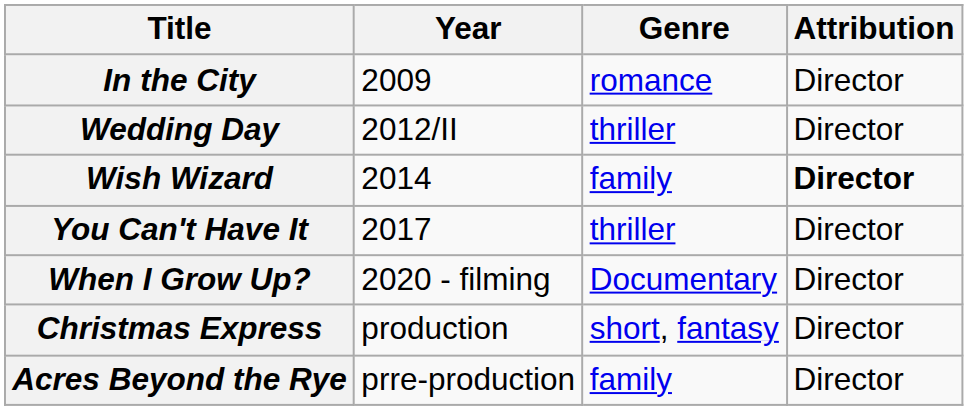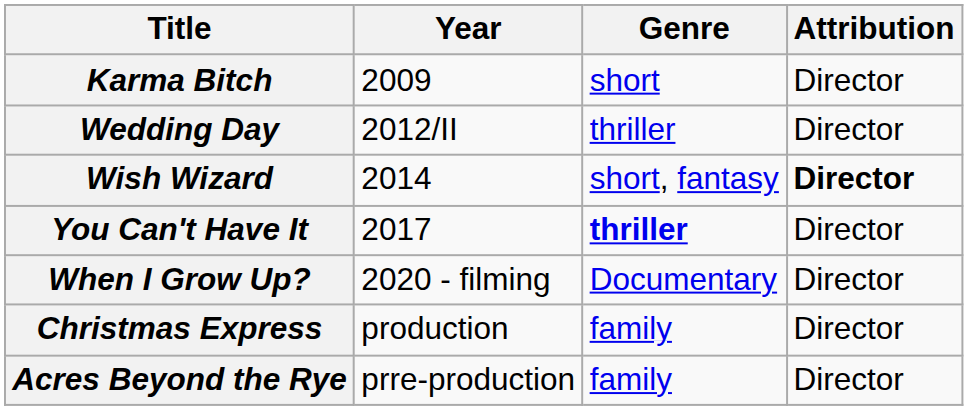+ row: (180, 79)
- row: (180, 79)
(631, 179) family -> (684, 179) short, fantasy
(633, 229) normal -> (639, 229) bold
(684, 329) short, fantasy -> (631, 329) family
